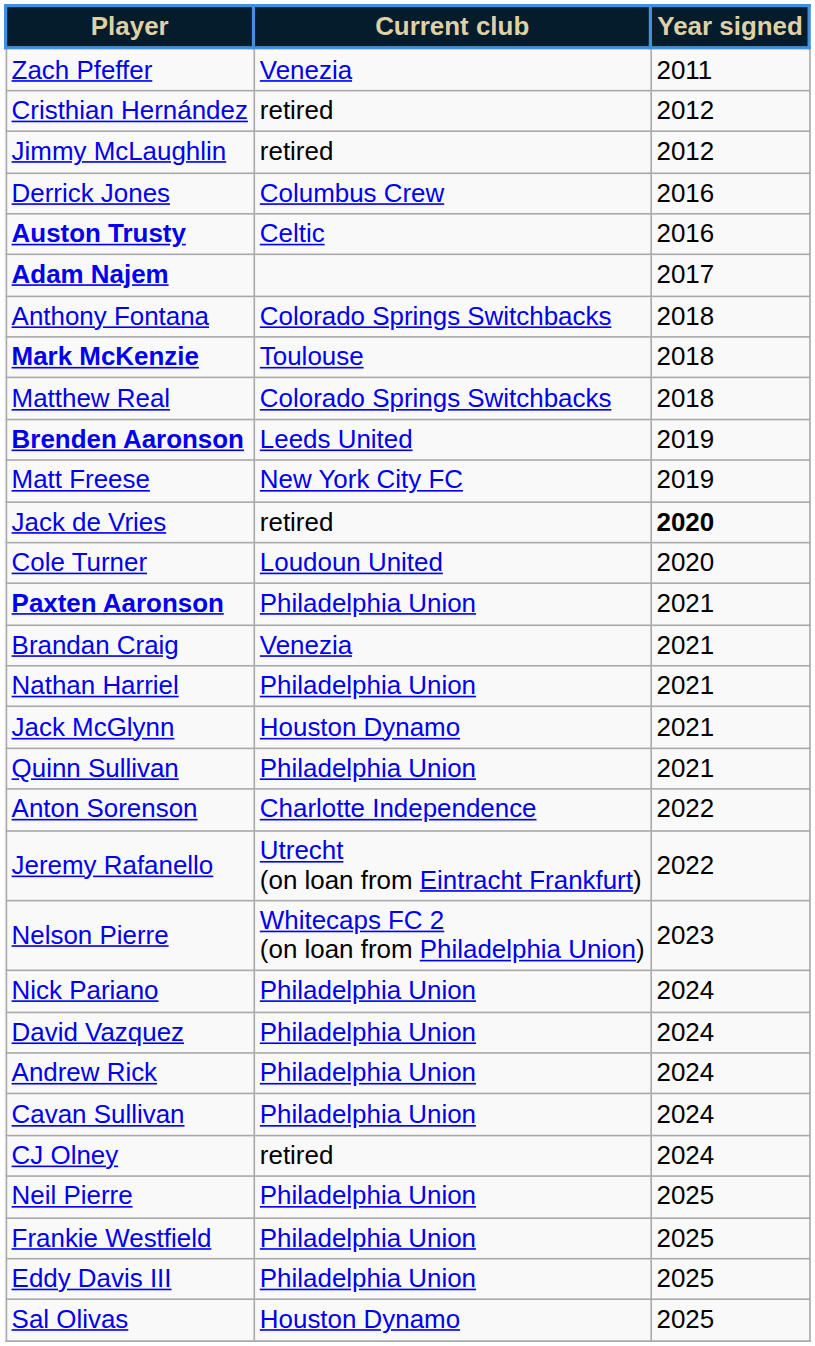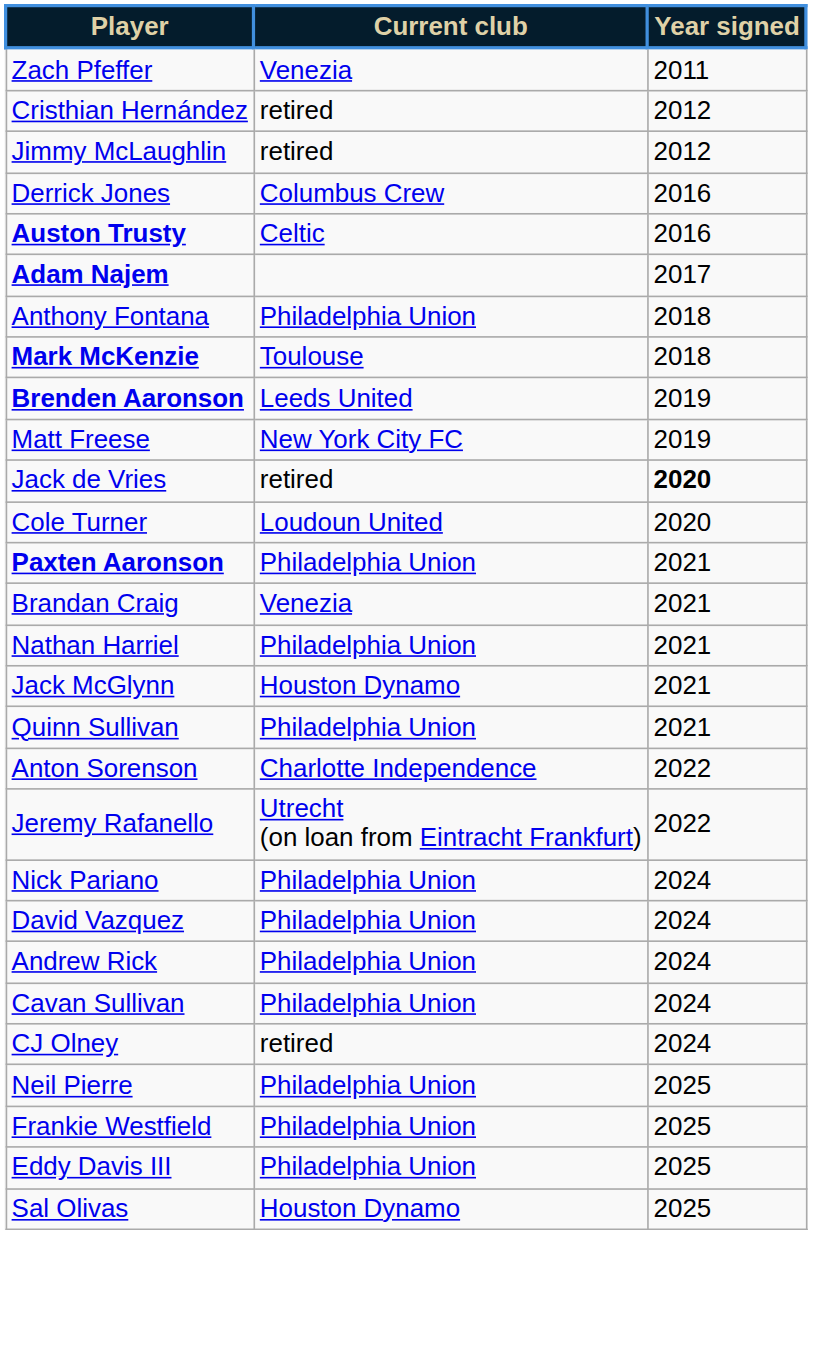(436, 316) Colorado Springs Switchbacks -> (368, 316) Philadelphia Union
- row: (91, 398)
- row: (90, 935)
